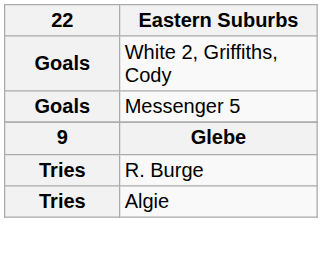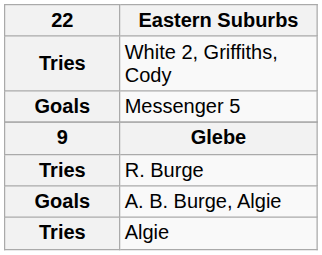(62, 63) Goals -> (62, 63) Tries
+ row: (203, 201)
